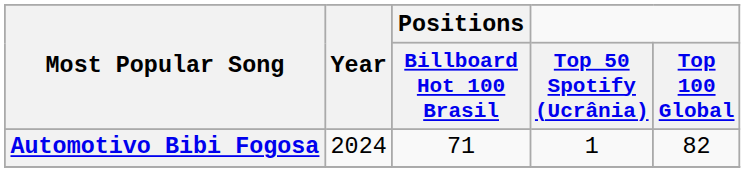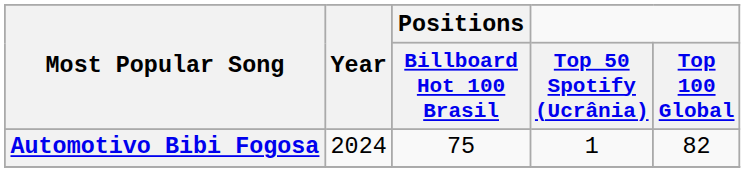(461, 148) 71 -> (461, 148) 75
